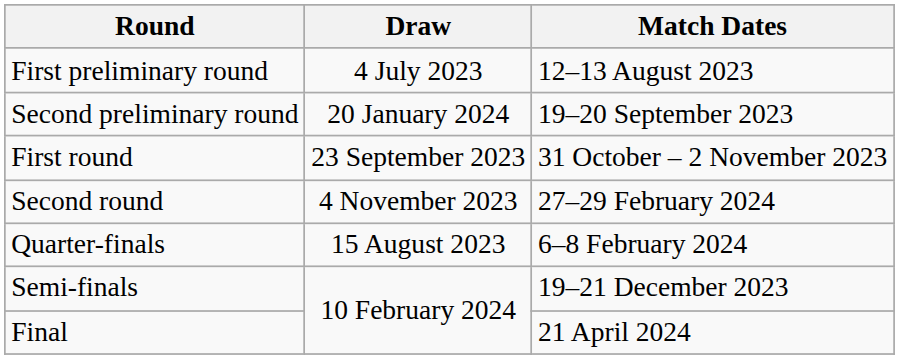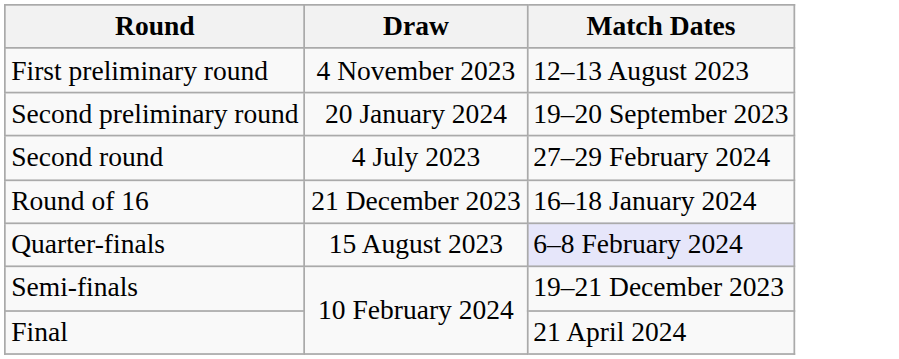(418, 69) 4 July 2023 -> (416, 69) 4 November 2023
- row: (72, 157)
(418, 200) 4 November 2023 -> (416, 157) 4 July 2023
+ row: (80, 200)
(643, 244) no background -> (638, 244) lavender background
